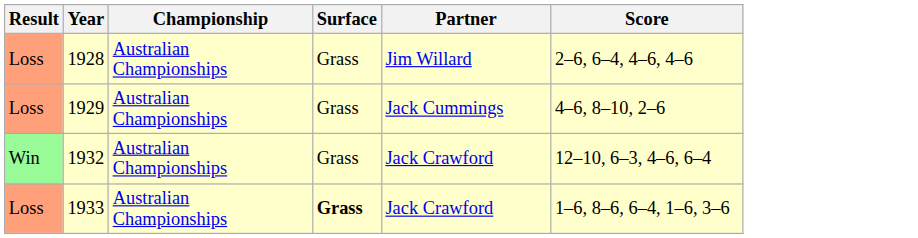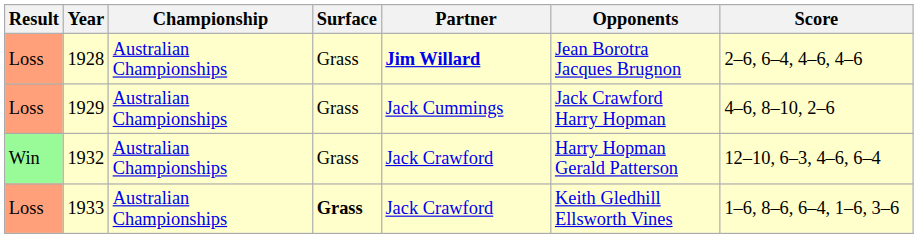+ column: (635, 19)
(429, 58) normal -> (433, 58) bold
